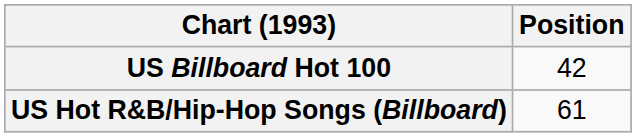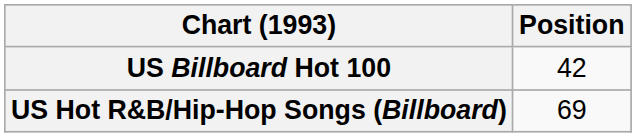(572, 110) 61 -> (572, 110) 69
